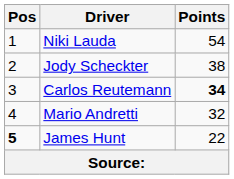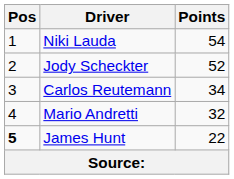(217, 65) 38 -> (217, 65) 52
(217, 90) bold -> (217, 90) normal
